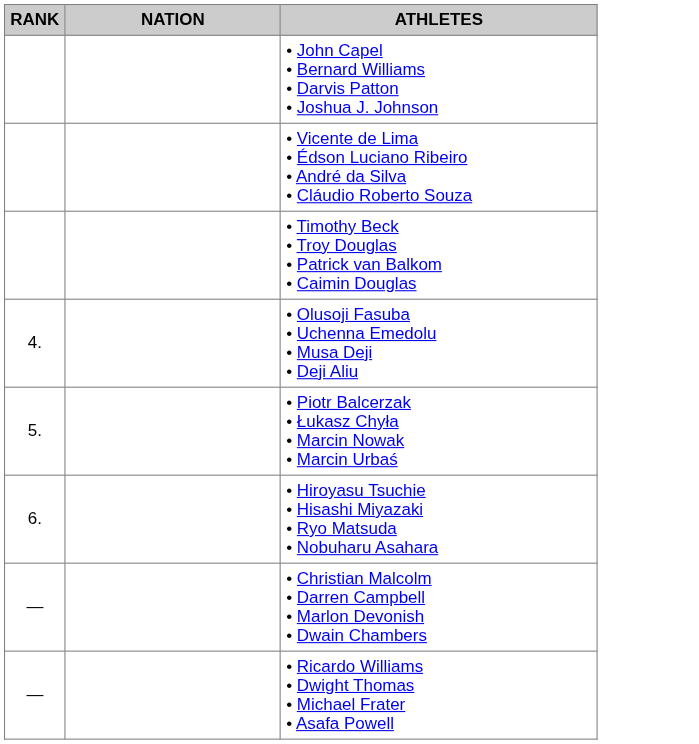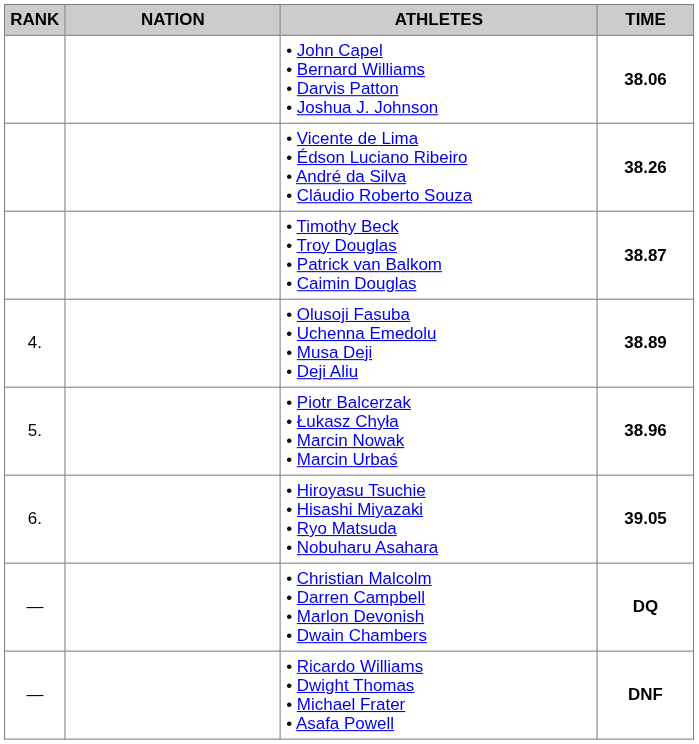+ column: (646, 19)
